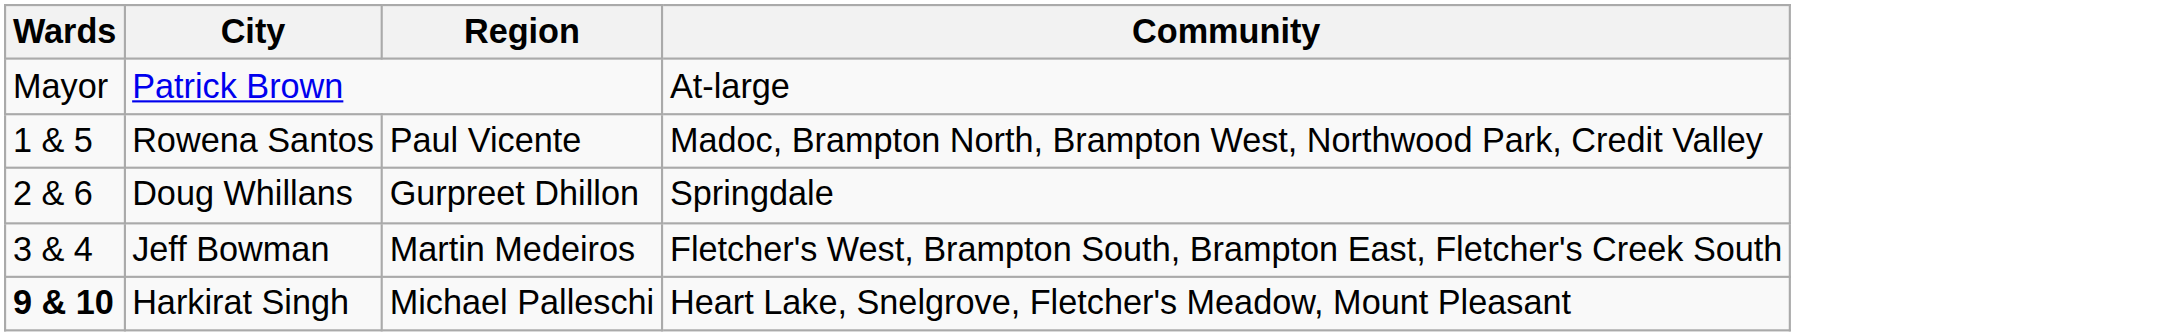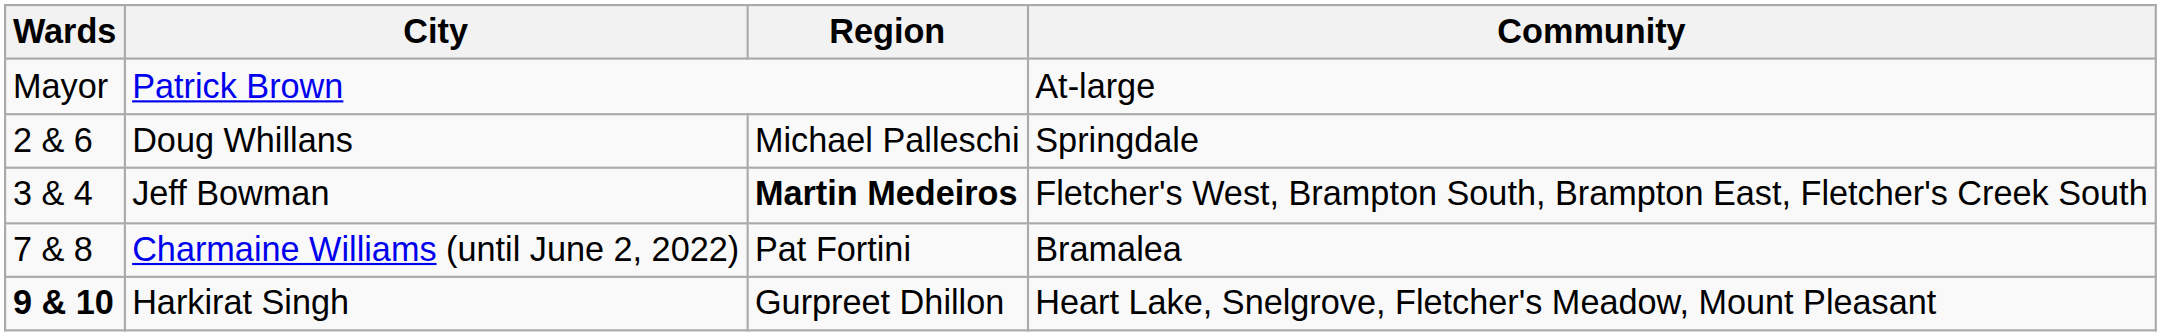- row: (253, 140)
(514, 194) Gurpreet Dhillon -> (887, 140) Michael Palleschi
(512, 248) normal -> (886, 194) bold
+ row: (436, 248)
(522, 303) Michael Palleschi -> (880, 303) Gurpreet Dhillon
